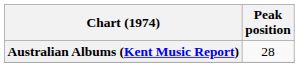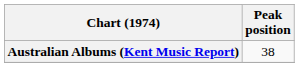(268, 51) 28 -> (268, 51) 38
